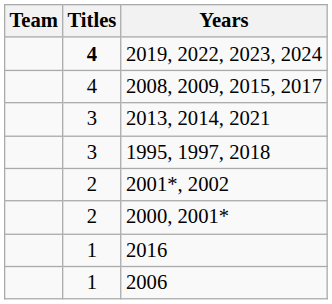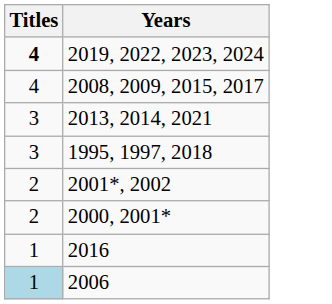- column: (34, 20)
(92, 282) no background -> (34, 282) lightblue background
